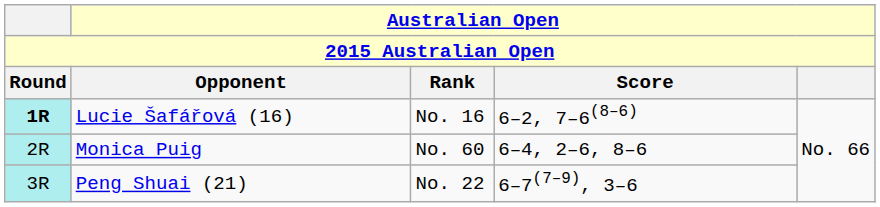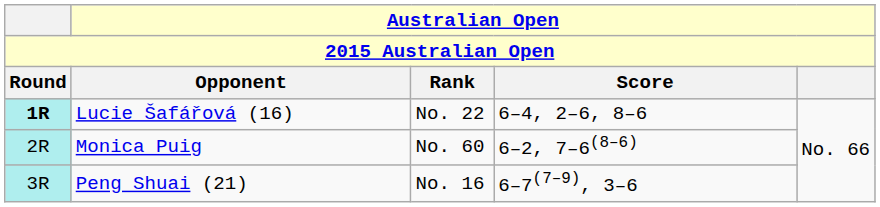(450, 116) No. 16 -> (450, 114) No. 22
(568, 116) 6–2, 7–6(8–6) -> (573, 114) 6–4, 2–6, 8–6
(573, 150) 6–4, 2–6, 8–6 -> (568, 147) 6–2, 7–6(8–6)
(450, 183) No. 22 -> (450, 183) No. 16
